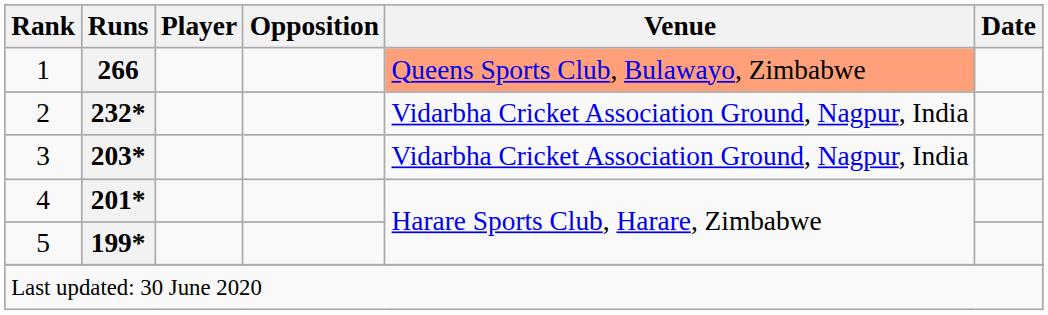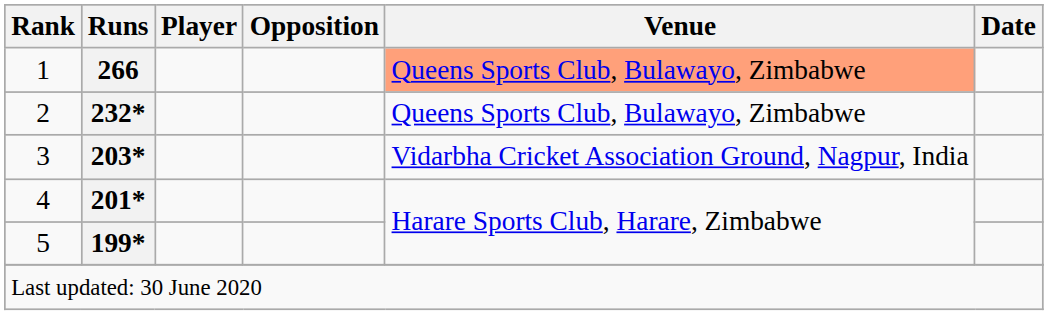(680, 112) Vidarbha Cricket Association Ground, Nagpur, India -> (629, 112) Queens Sports Club, Bulawayo, Zimbabwe
